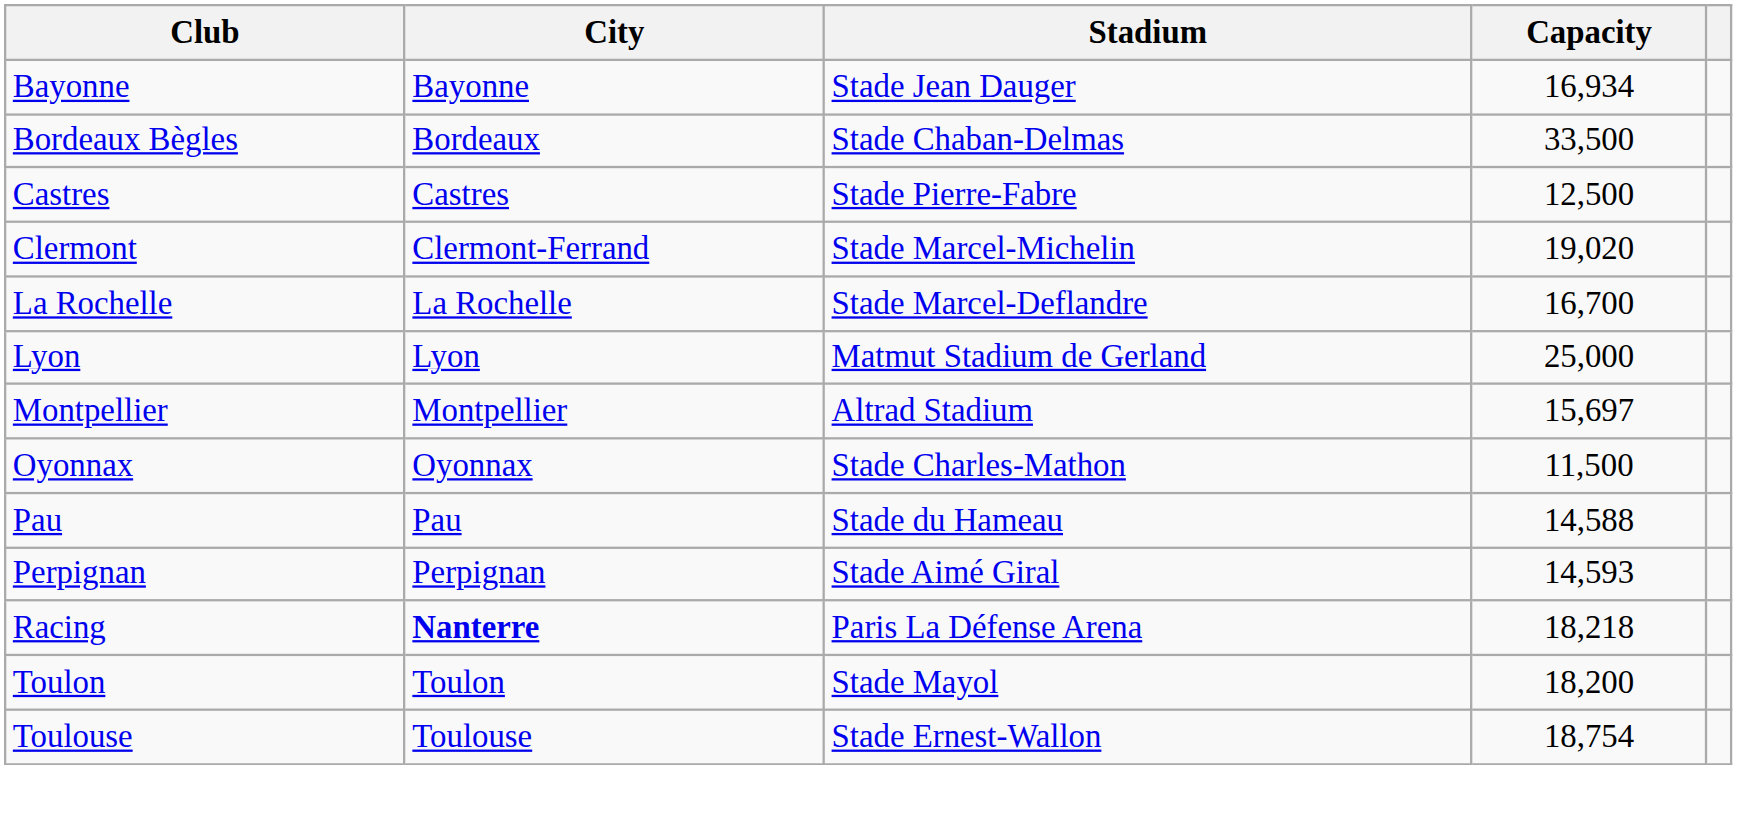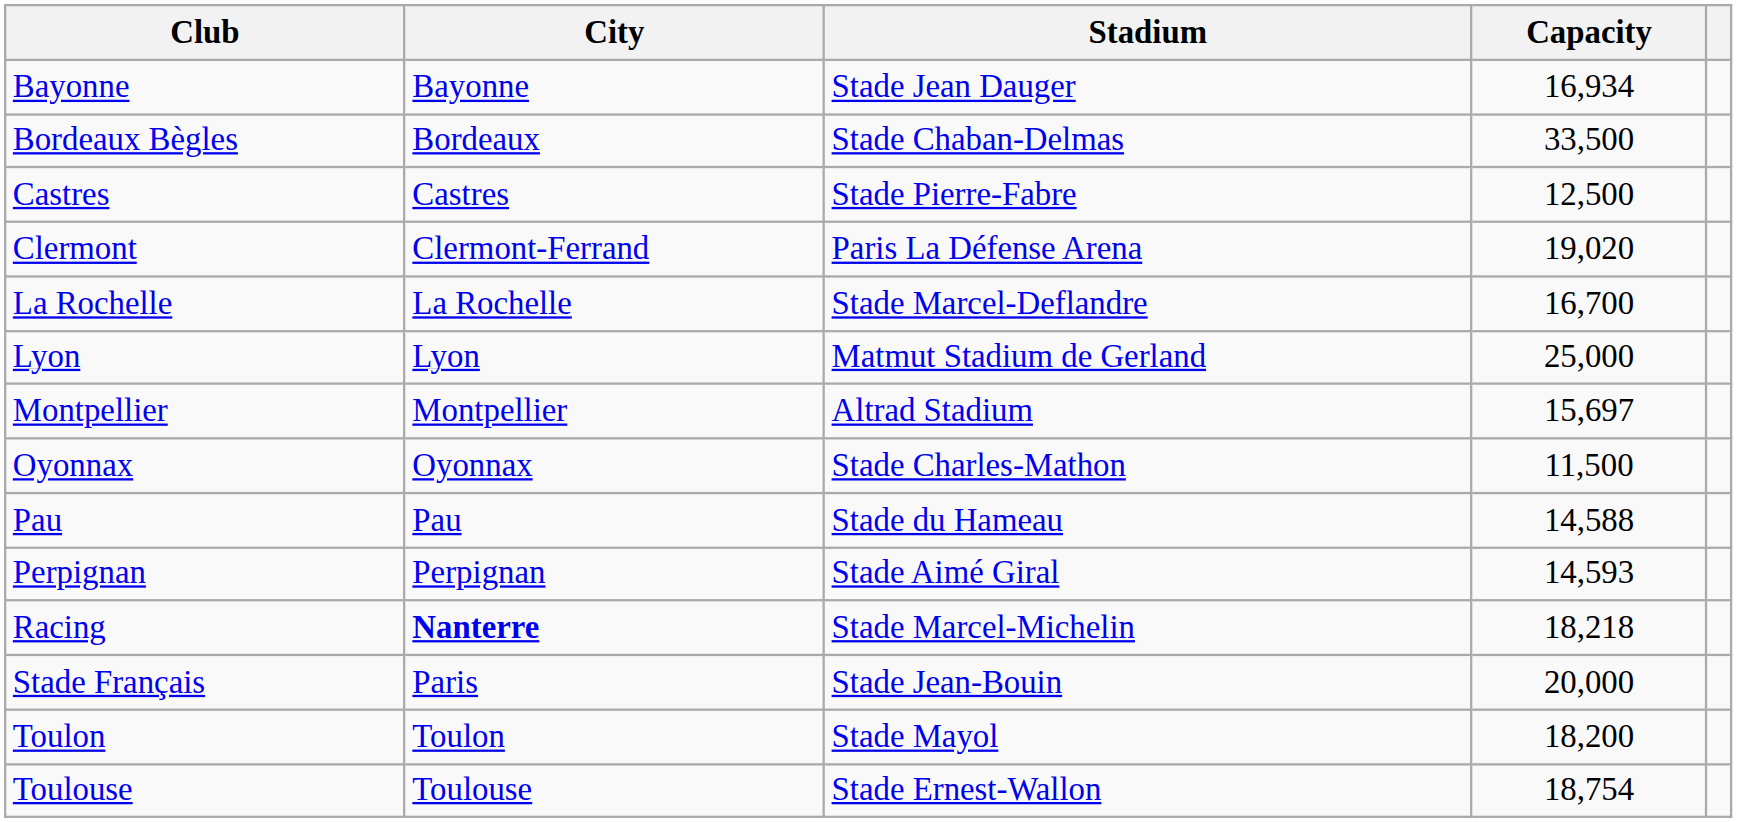(983, 248) Stade Marcel-Michelin -> (987, 248) Paris La Défense Arena
(987, 627) Paris La Défense Arena -> (983, 627) Stade Marcel-Michelin
+ row: (109, 681)
